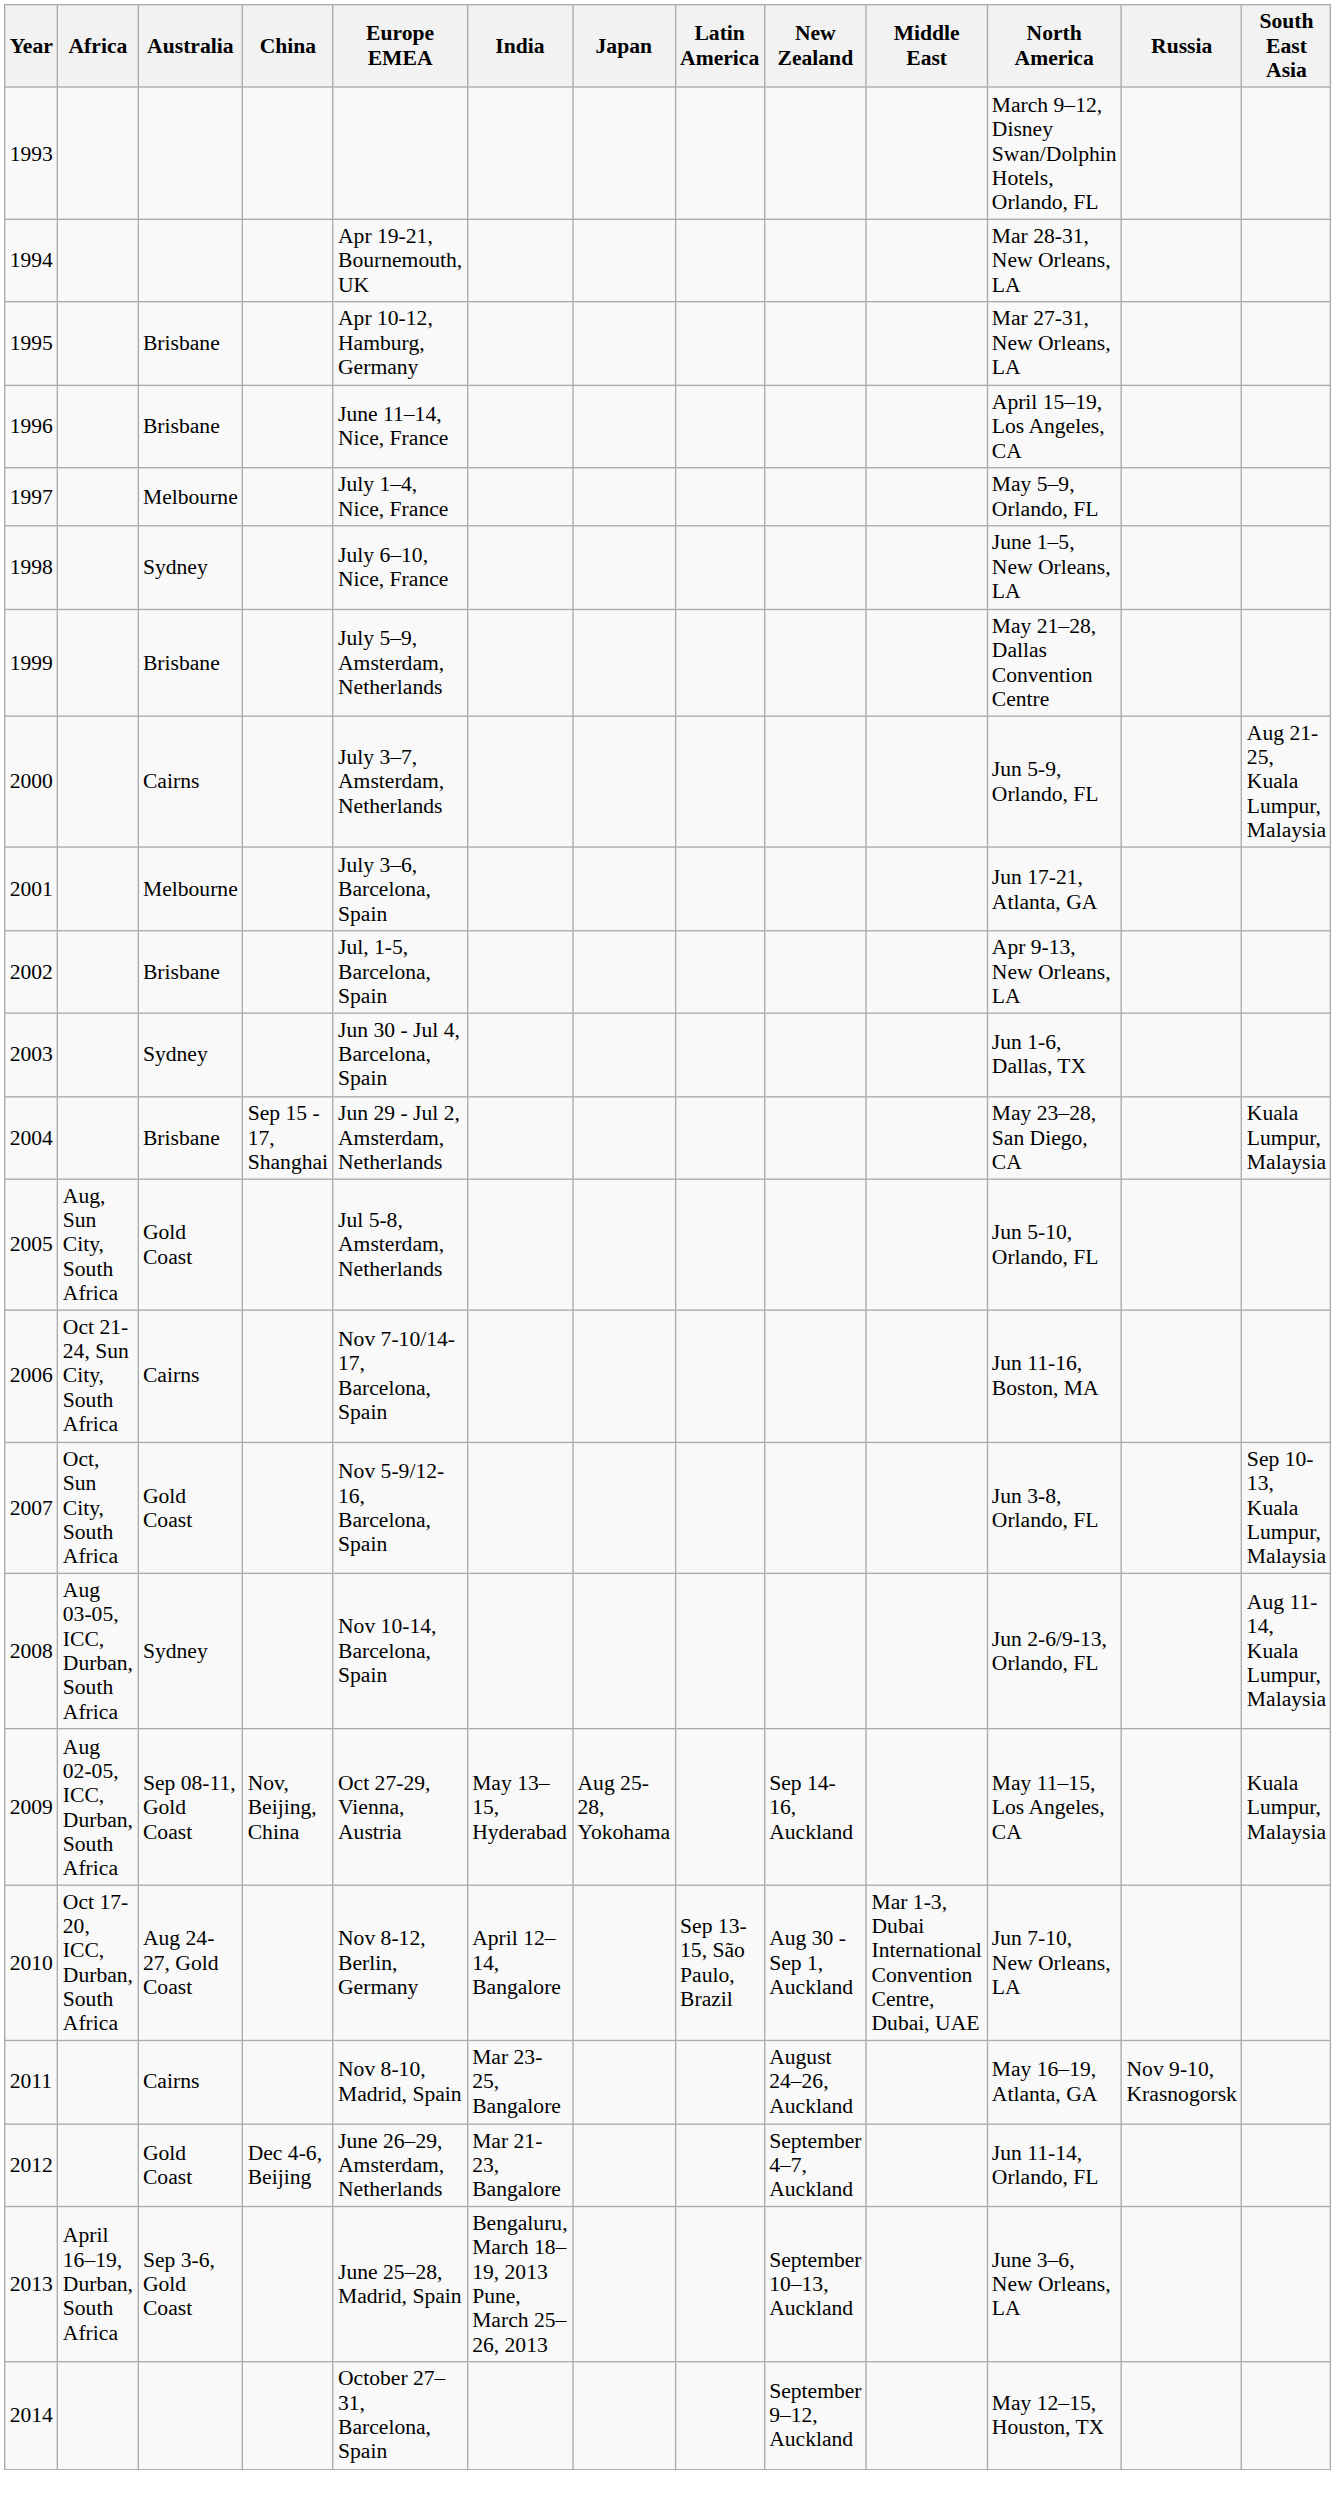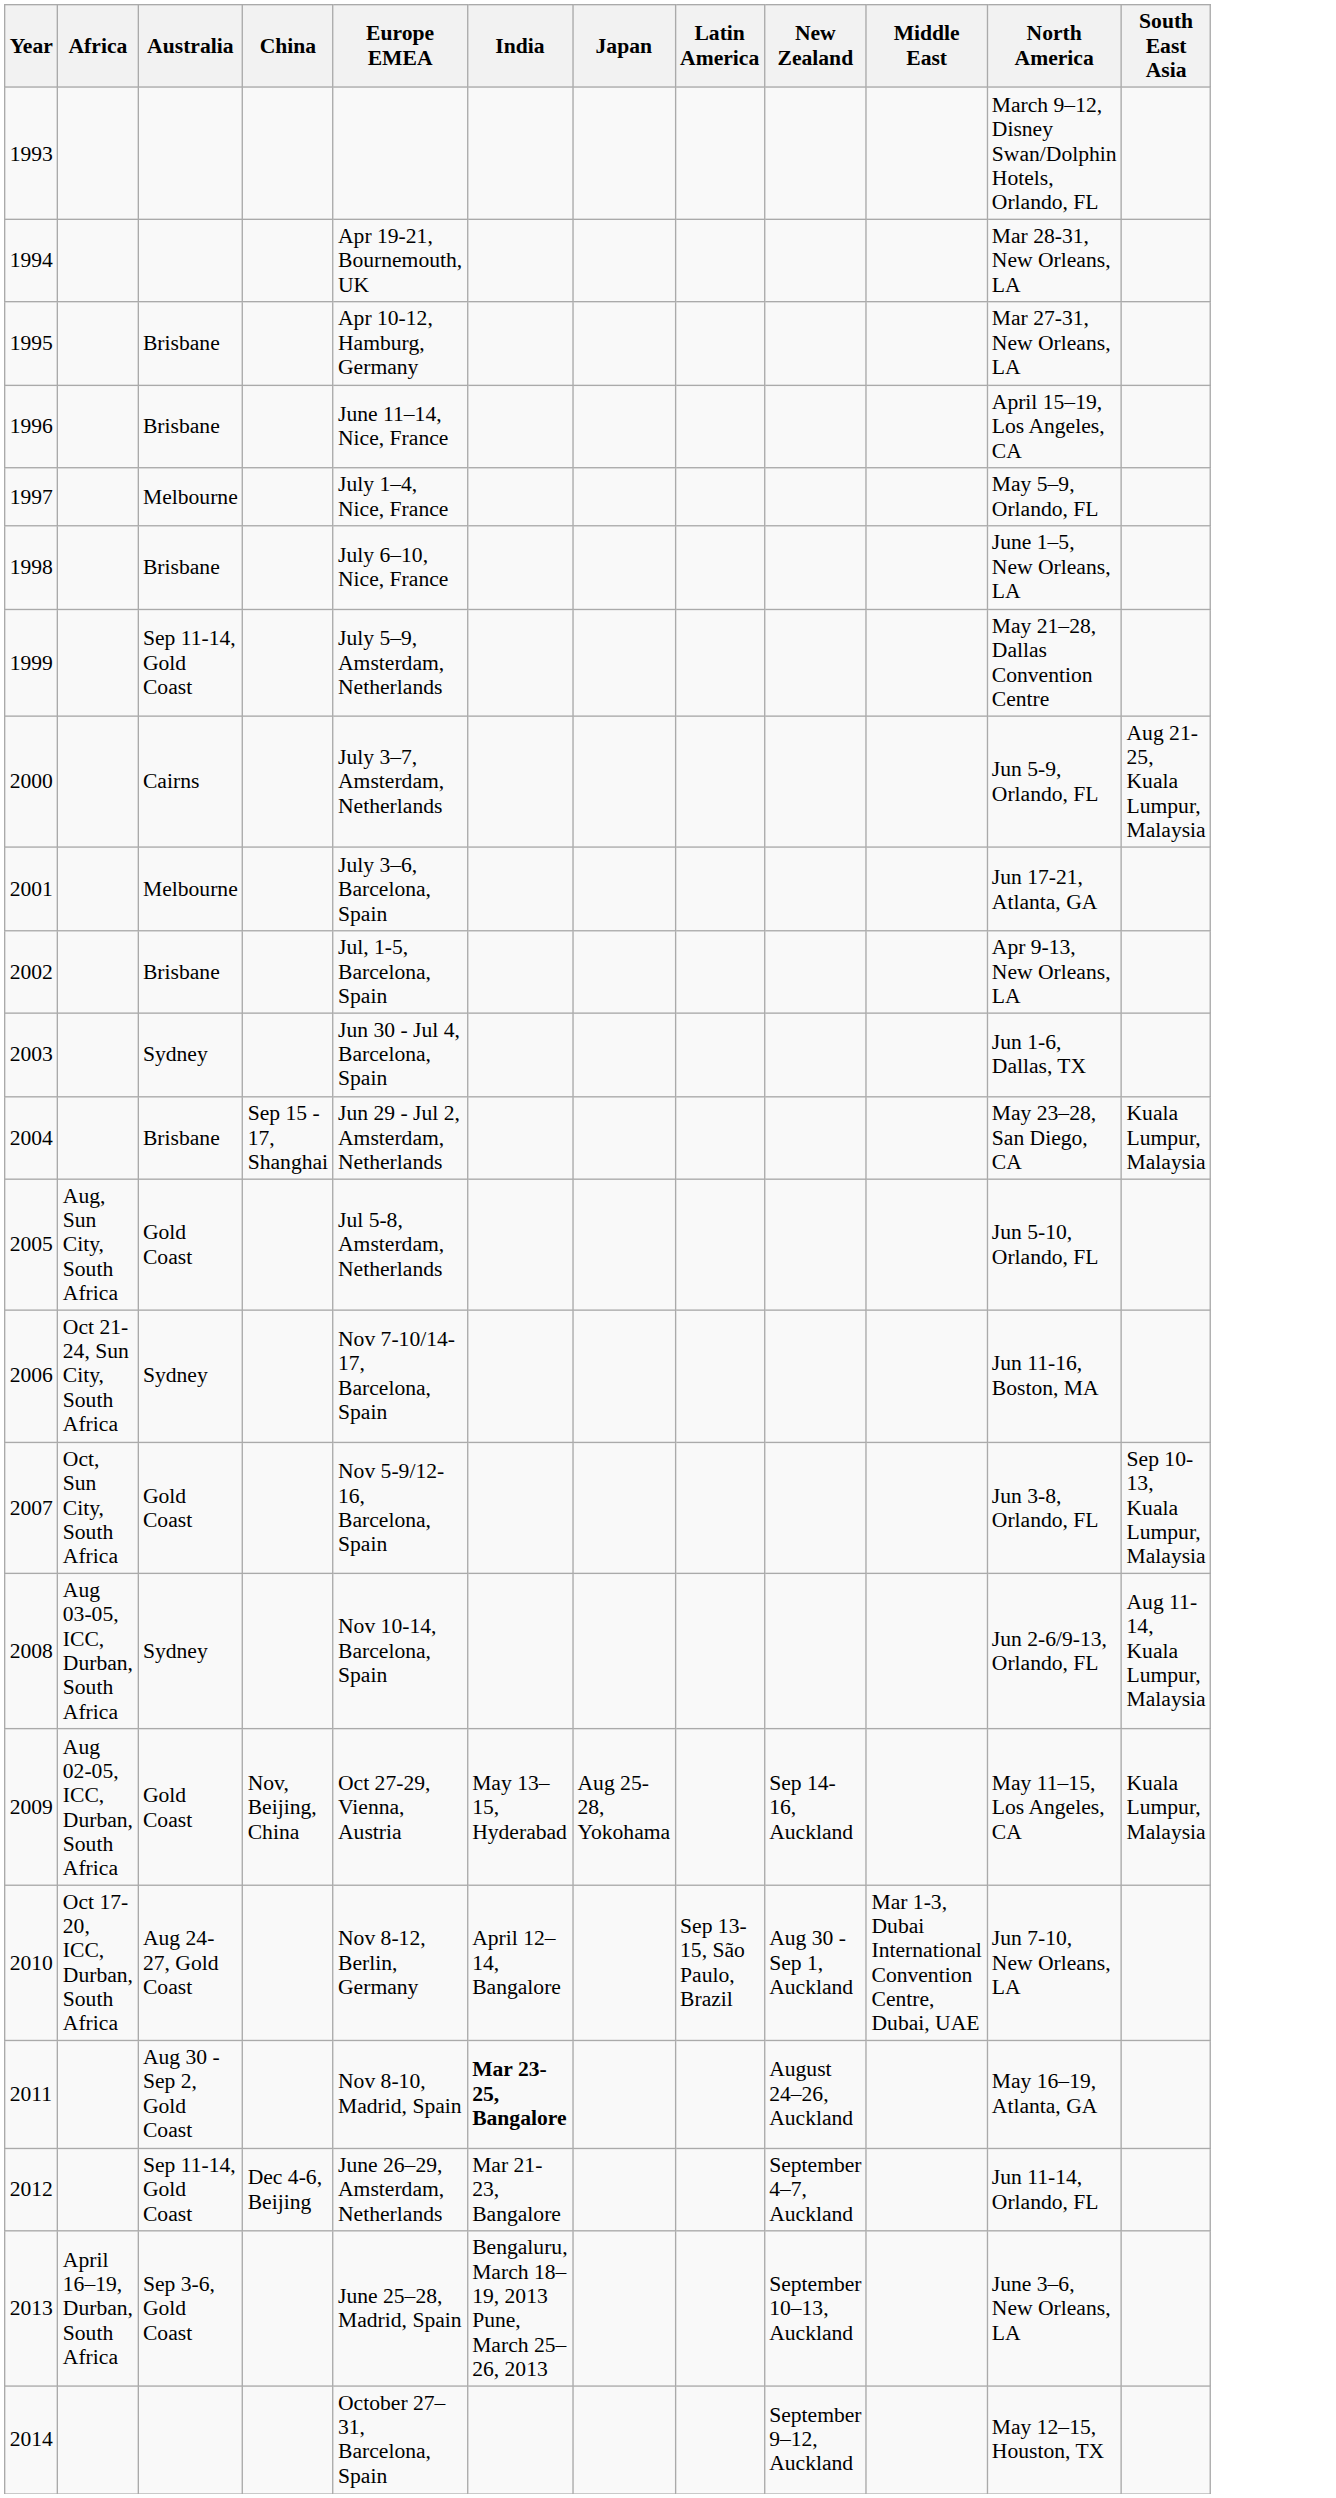- column: (1182, 45)
(175, 567) Sydney -> (181, 567) Brisbane
(181, 662) Brisbane -> (189, 662) Sep 11-14, Gold Coast
(171, 1376) Cairns -> (175, 1376) Sydney
(189, 1806) Sep 08-11, Gold Coast -> (168, 1806) Gold Coast
(171, 2081) Cairns -> (181, 2094) Aug 30 - Sep 2, Gold Coast
(517, 2081) normal -> (519, 2094) bold
(168, 2164) Gold Coast -> (189, 2189) Sep 11-14, Gold Coast
